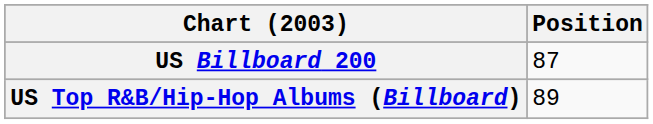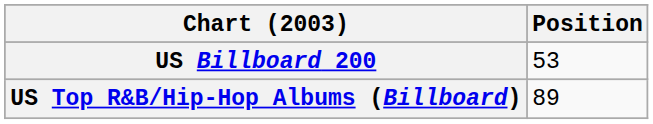(546, 61) 87 -> (546, 61) 53
